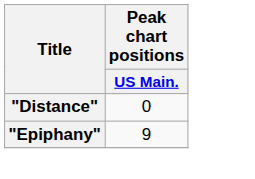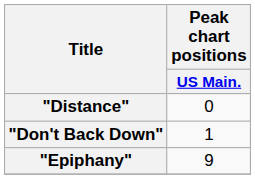+ row: (86, 134)
